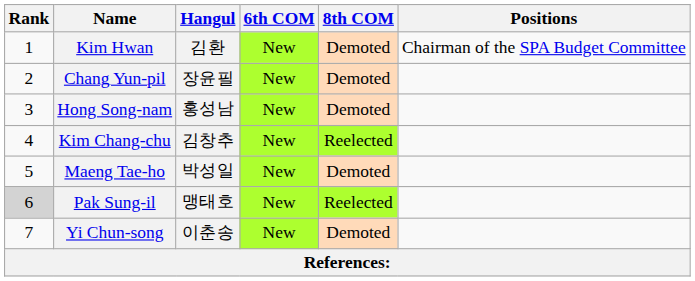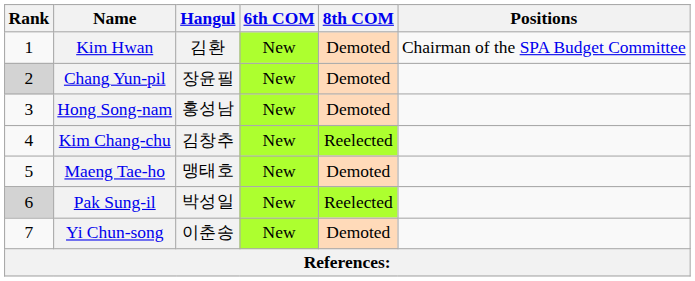(29, 78) no background -> (29, 78) lightgrey background
(208, 170) 박성일 -> (208, 170) 맹태호
(208, 201) 맹태호 -> (208, 201) 박성일
